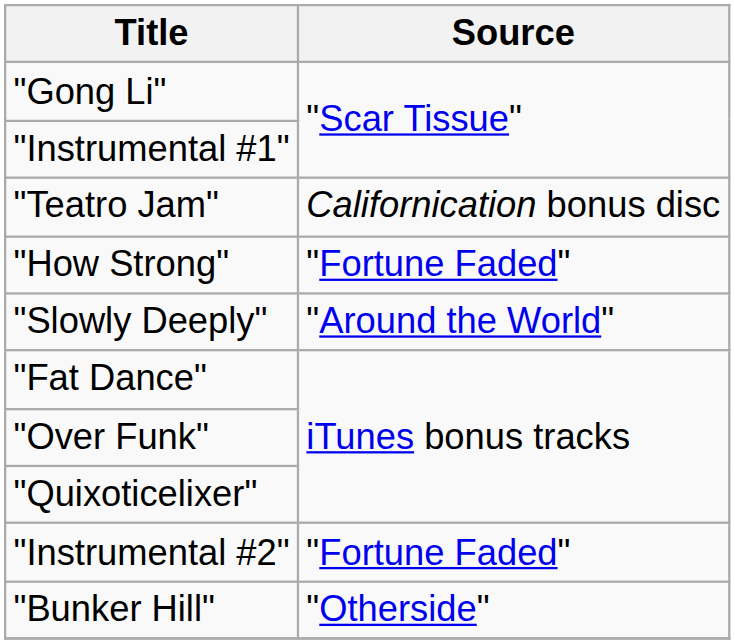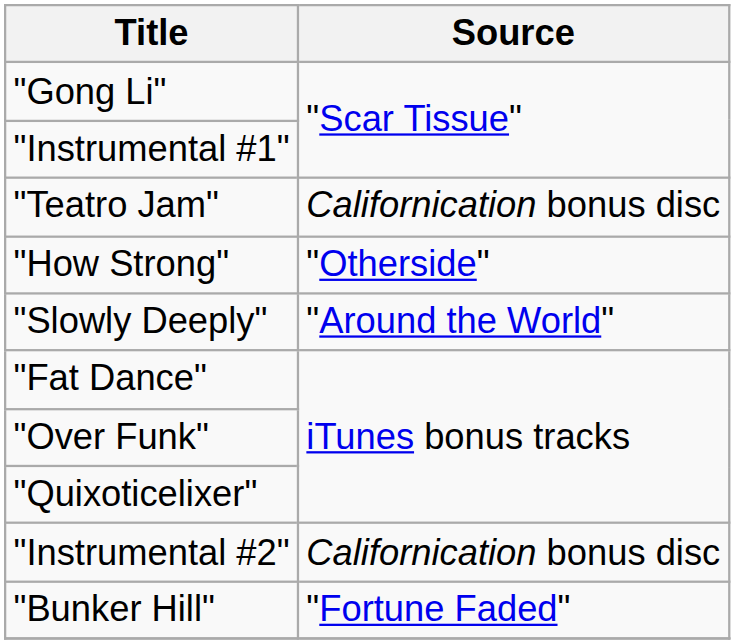(438, 263) "Fortune Faded" -> (398, 263) "Otherside"
(438, 551) "Fortune Faded" -> (513, 551) Californication bonus disc
(398, 609) "Otherside" -> (438, 609) "Fortune Faded"
